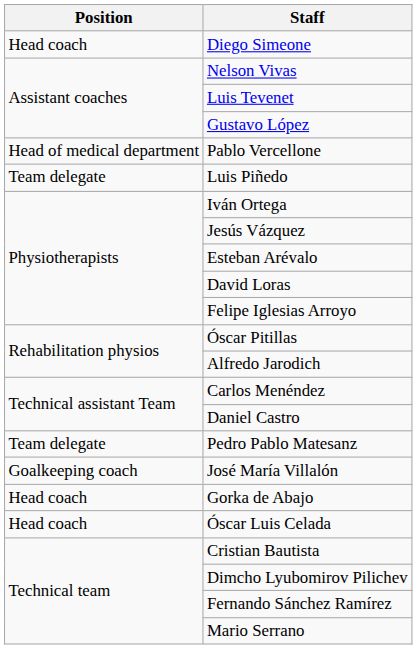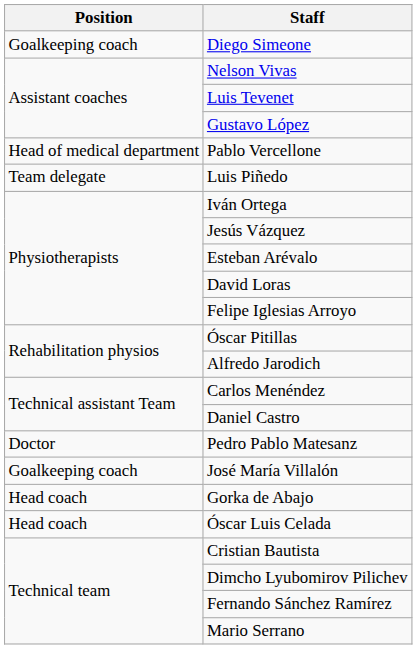(48, 44) Head coach -> (73, 44) Goalkeeping coach
(57, 444) Team delegate -> (32, 444) Doctor
